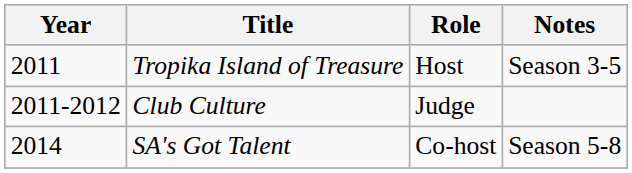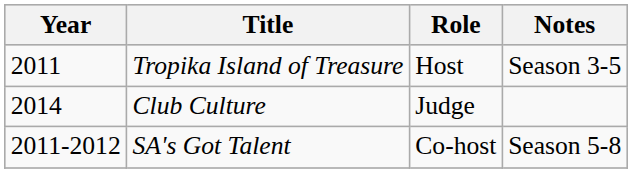(66, 106) 2011-2012 -> (36, 106) 2014
(36, 146) 2014 -> (66, 146) 2011-2012
